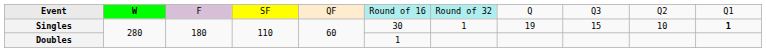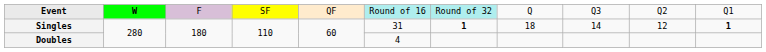(398, 26) 30 -> (398, 26) 31
(464, 26) normal -> (464, 26) bold
(530, 26) 19 -> (530, 26) 18
(596, 26) 15 -> (596, 26) 14
(662, 26) 10 -> (662, 26) 12
(398, 40) 1 -> (398, 40) 4
